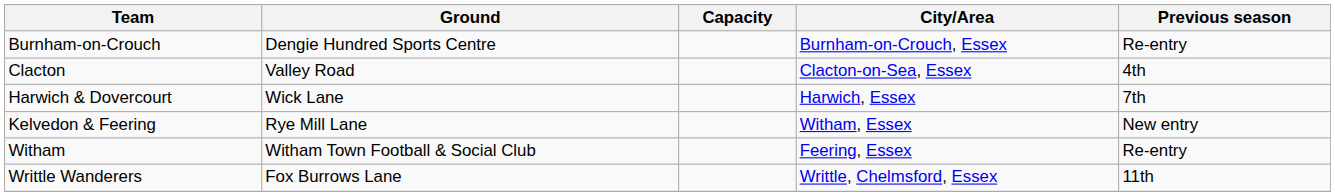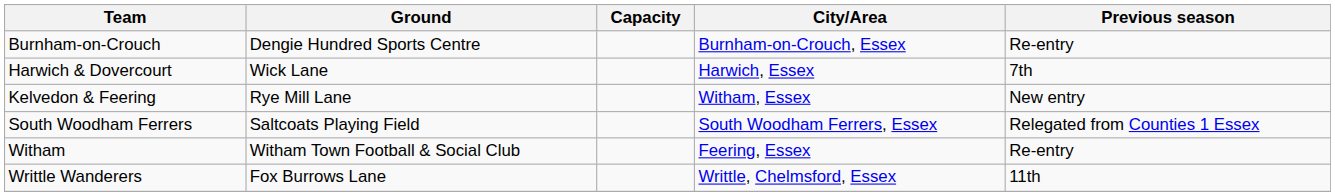- row: (37, 71)
+ row: (100, 124)
